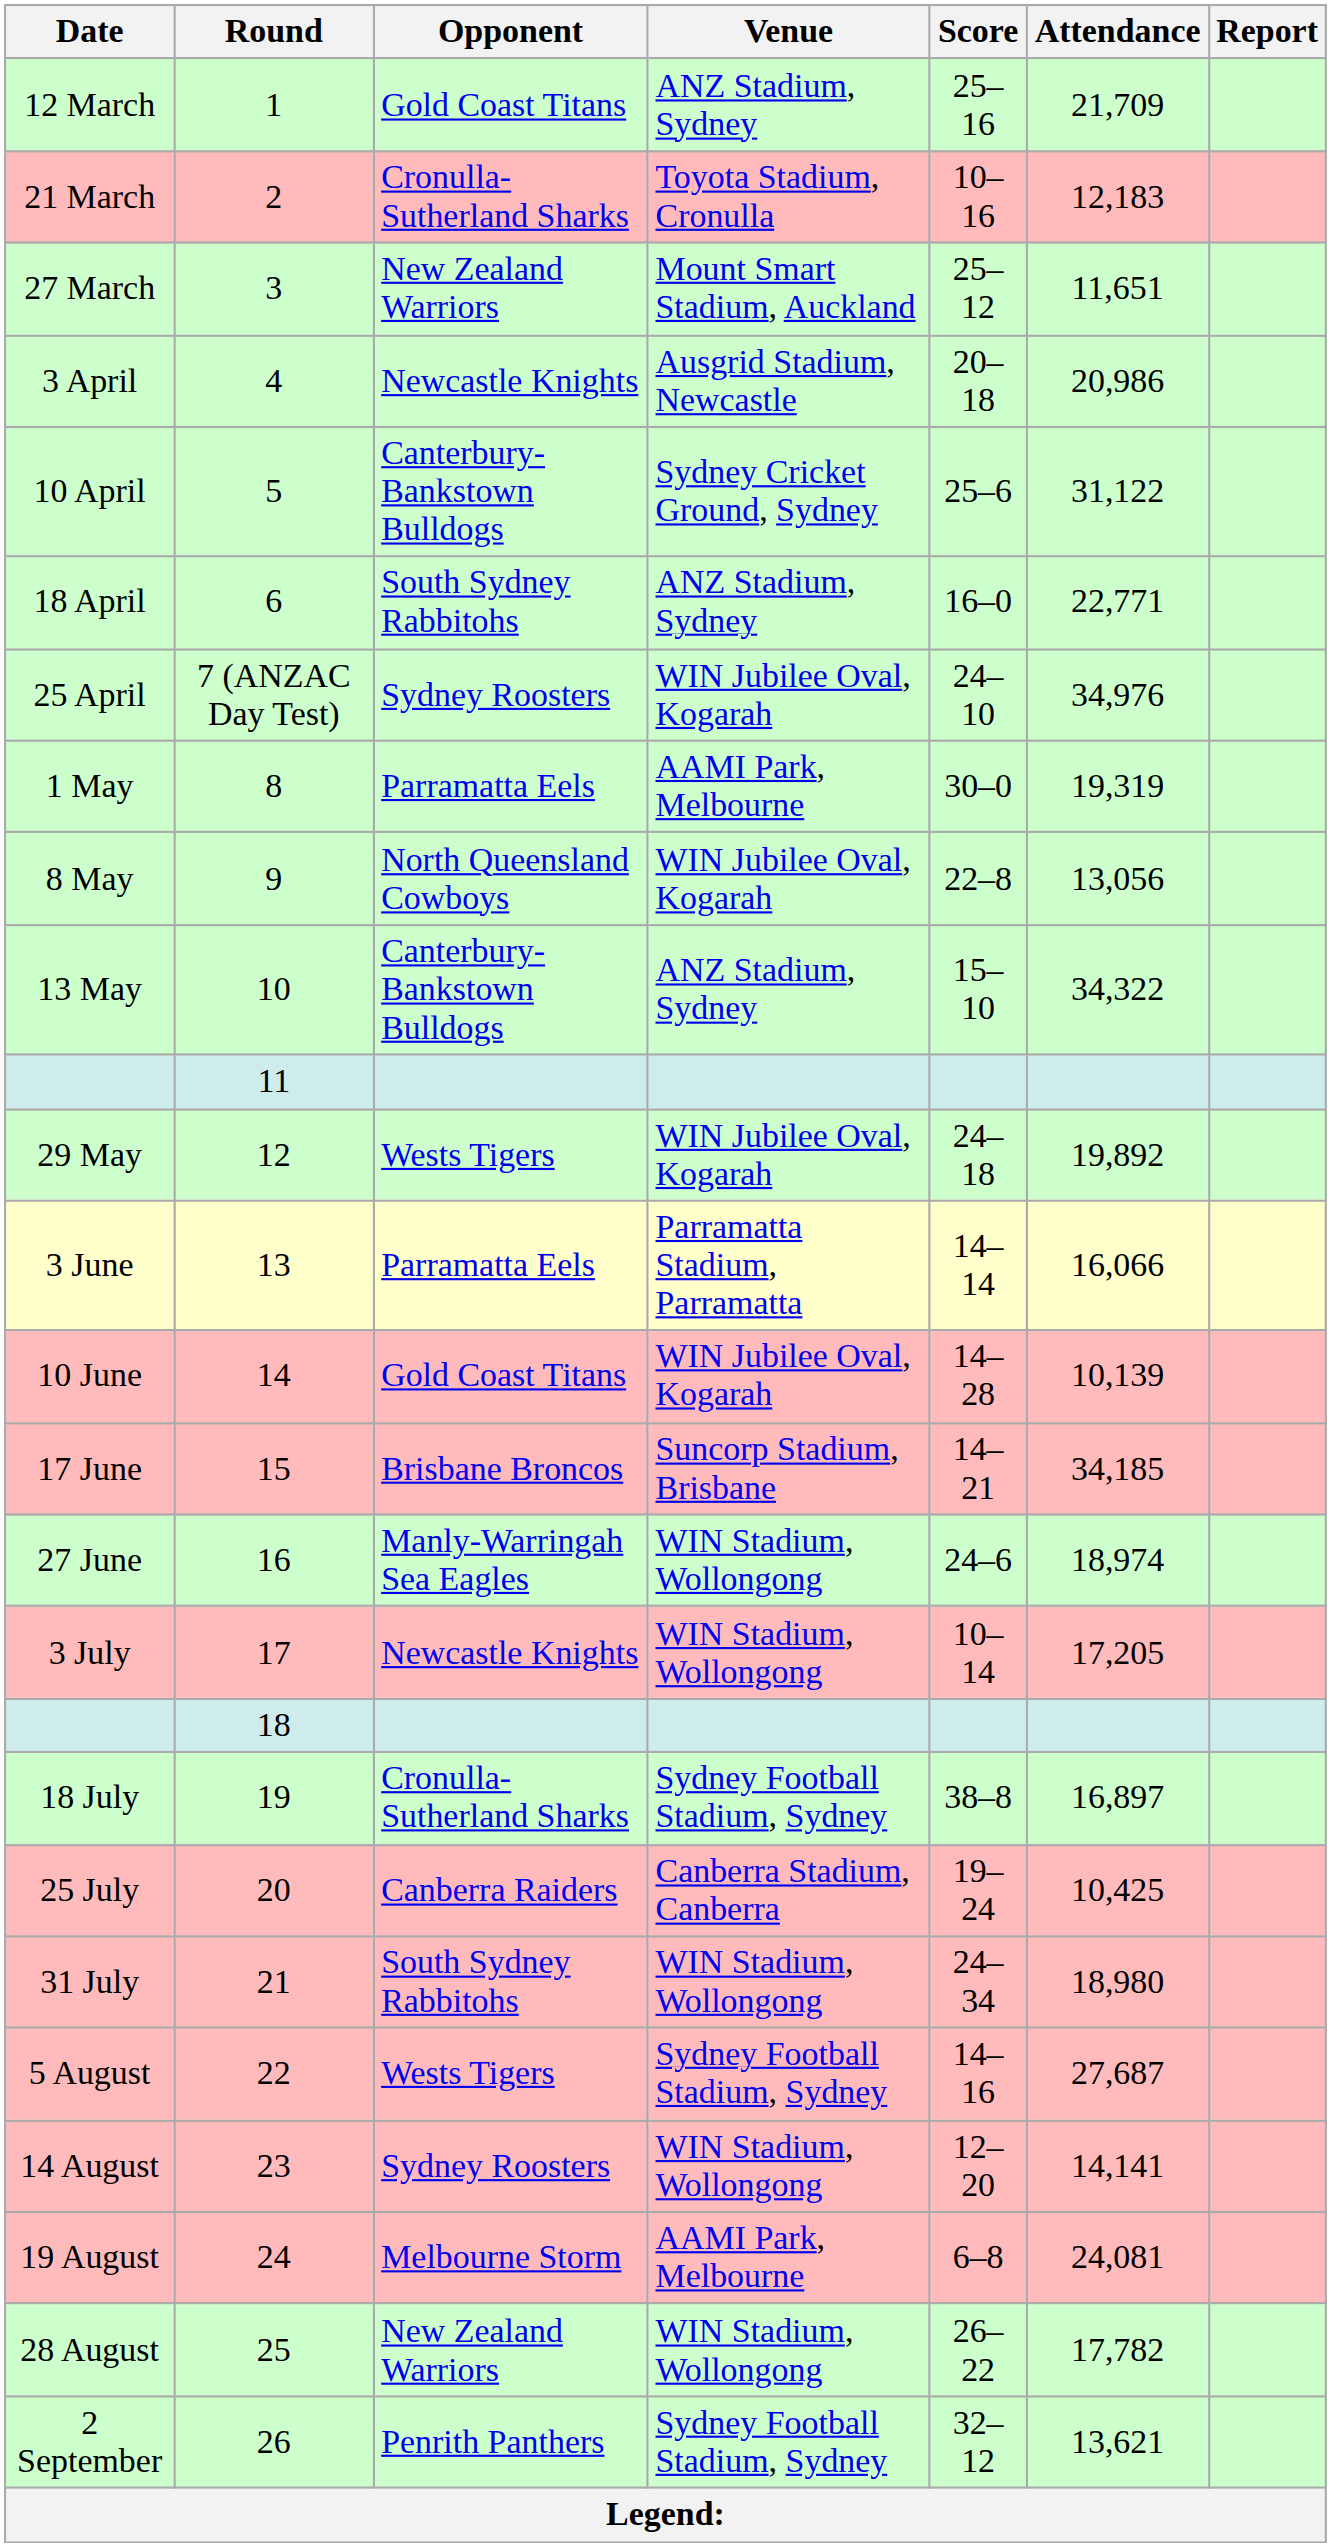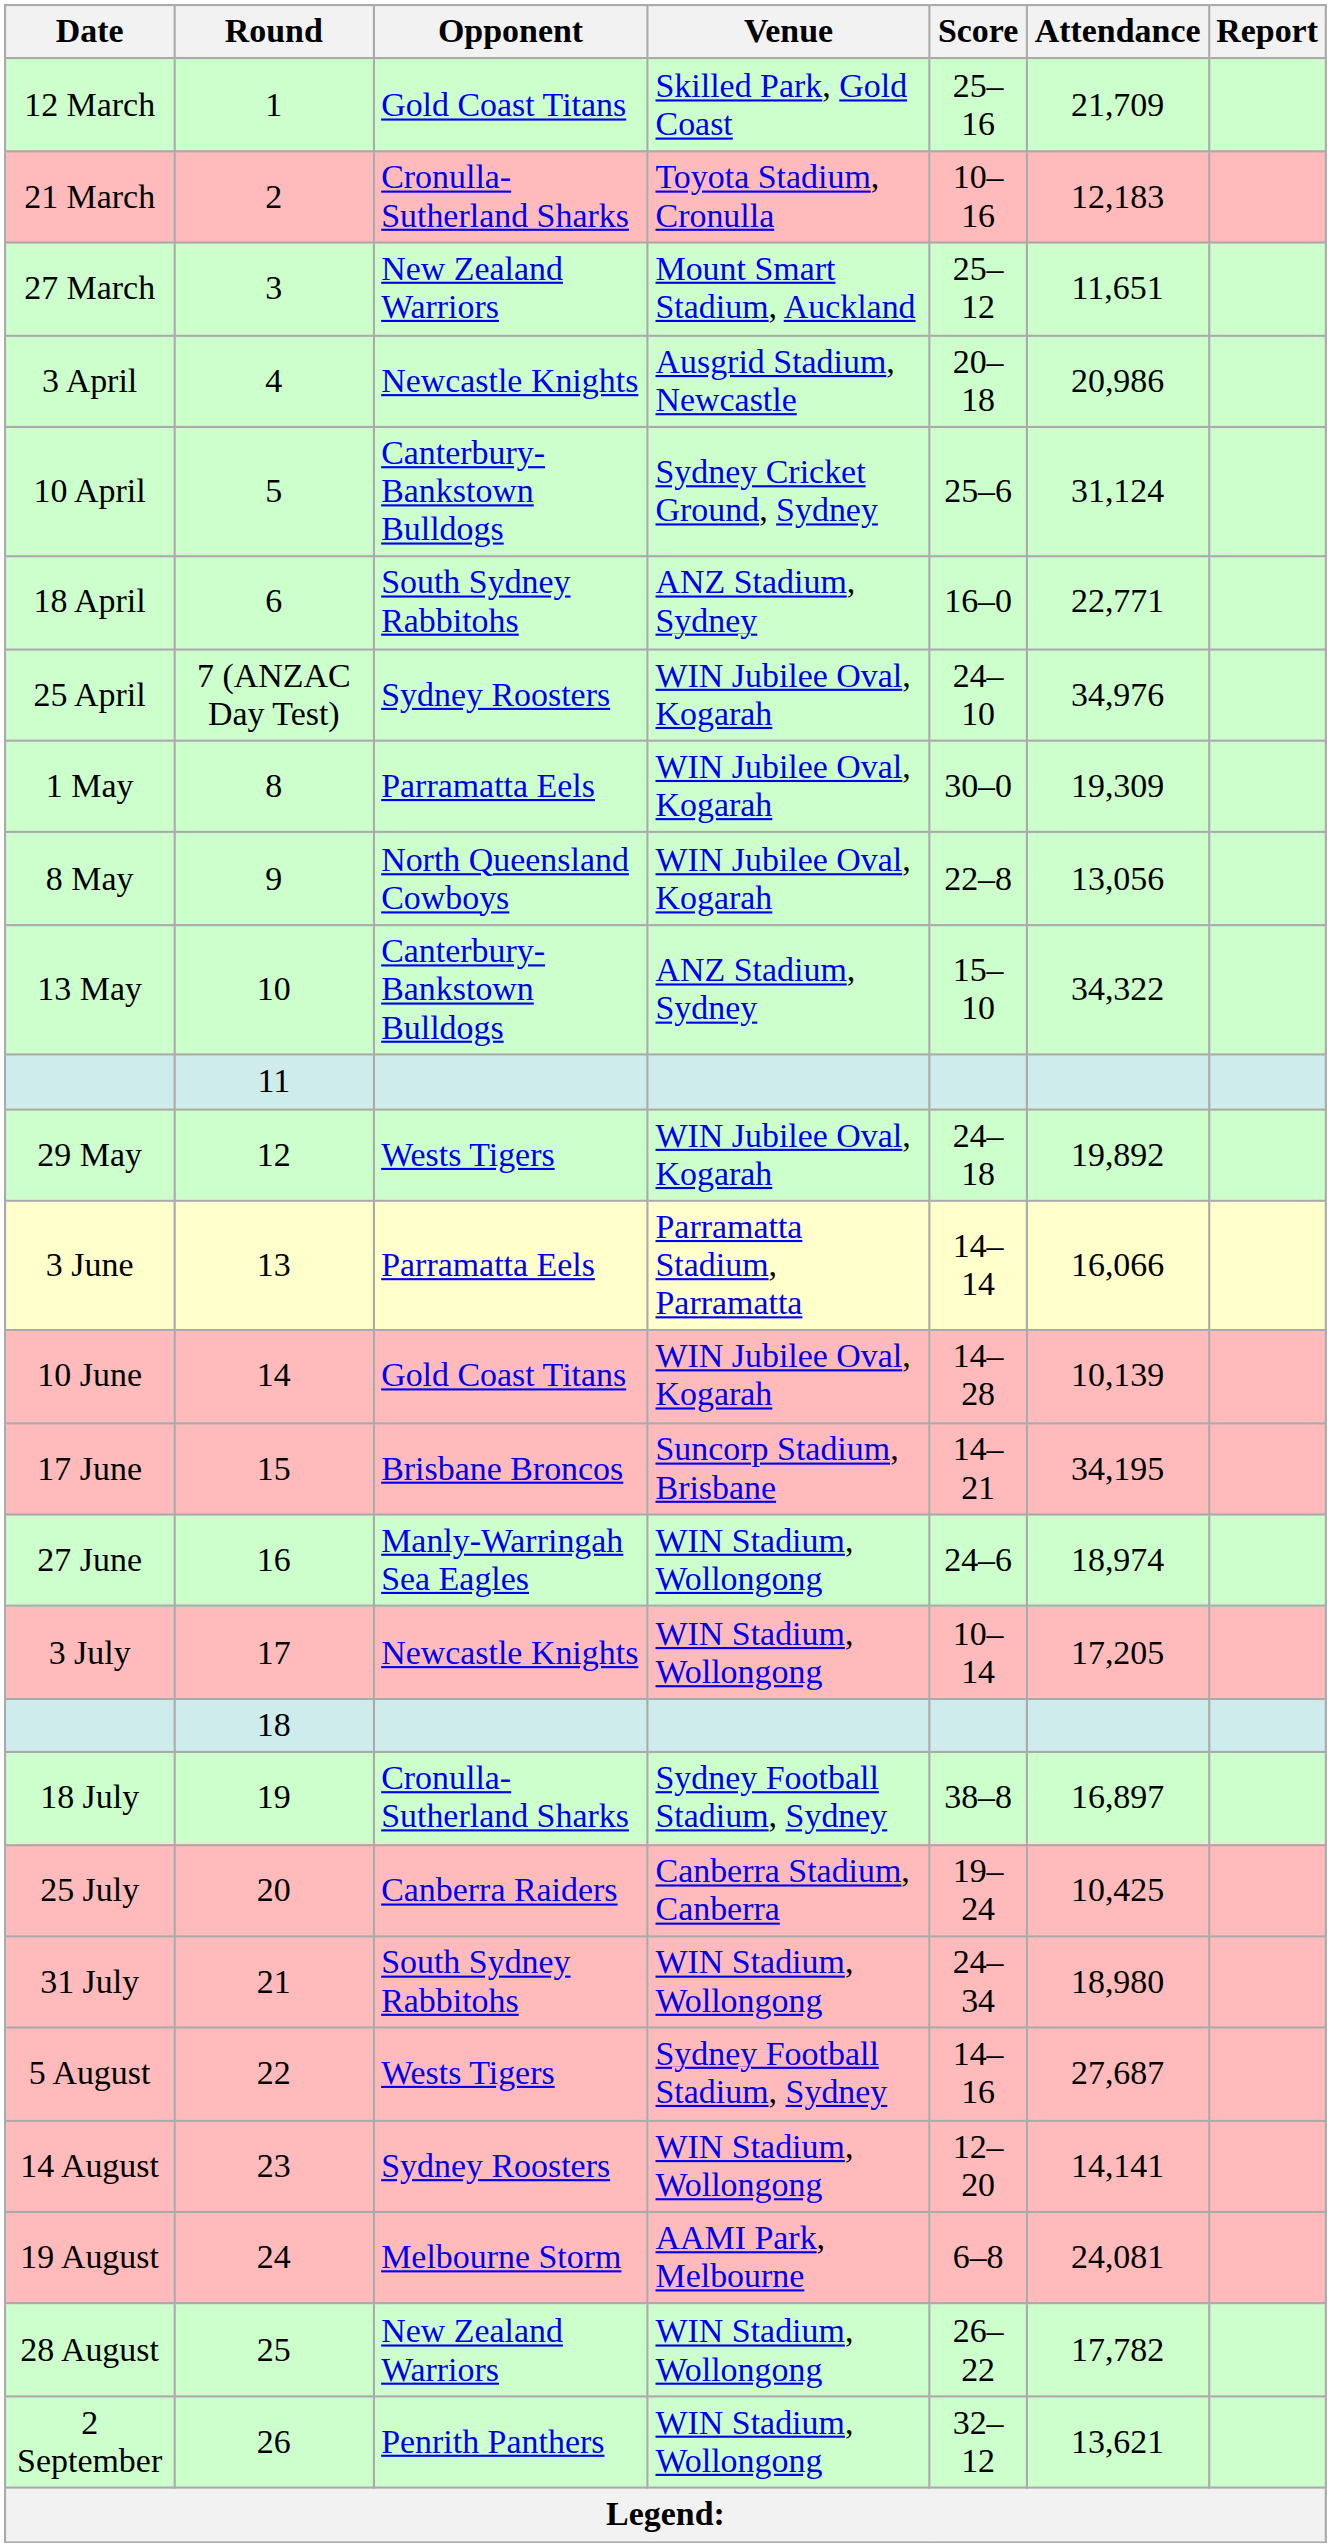(755, 104) ANZ Stadium, Sydney -> (781, 104) Skilled Park, Gold Coast
(1118, 491) 31,122 -> (1118, 491) 31,124
(740, 786) AAMI Park, Melbourne -> (783, 786) WIN Jubilee Oval, Kogarah
(1118, 786) 19,319 -> (1118, 786) 19,309
(1118, 1467) 34,185 -> (1118, 1467) 34,195
(771, 2441) Sydney Football Stadium, Sydney -> (754, 2441) WIN Stadium, Wollongong
